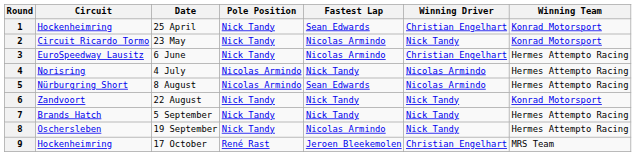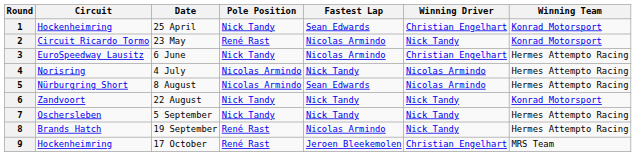(248, 41) Nick Tandy -> (246, 41) René Rast
(69, 115) Brands Hatch -> (69, 115) Oschersleben
(69, 130) Oschersleben -> (69, 130) Brands Hatch
(248, 130) Nick Tandy -> (246, 130) René Rast
